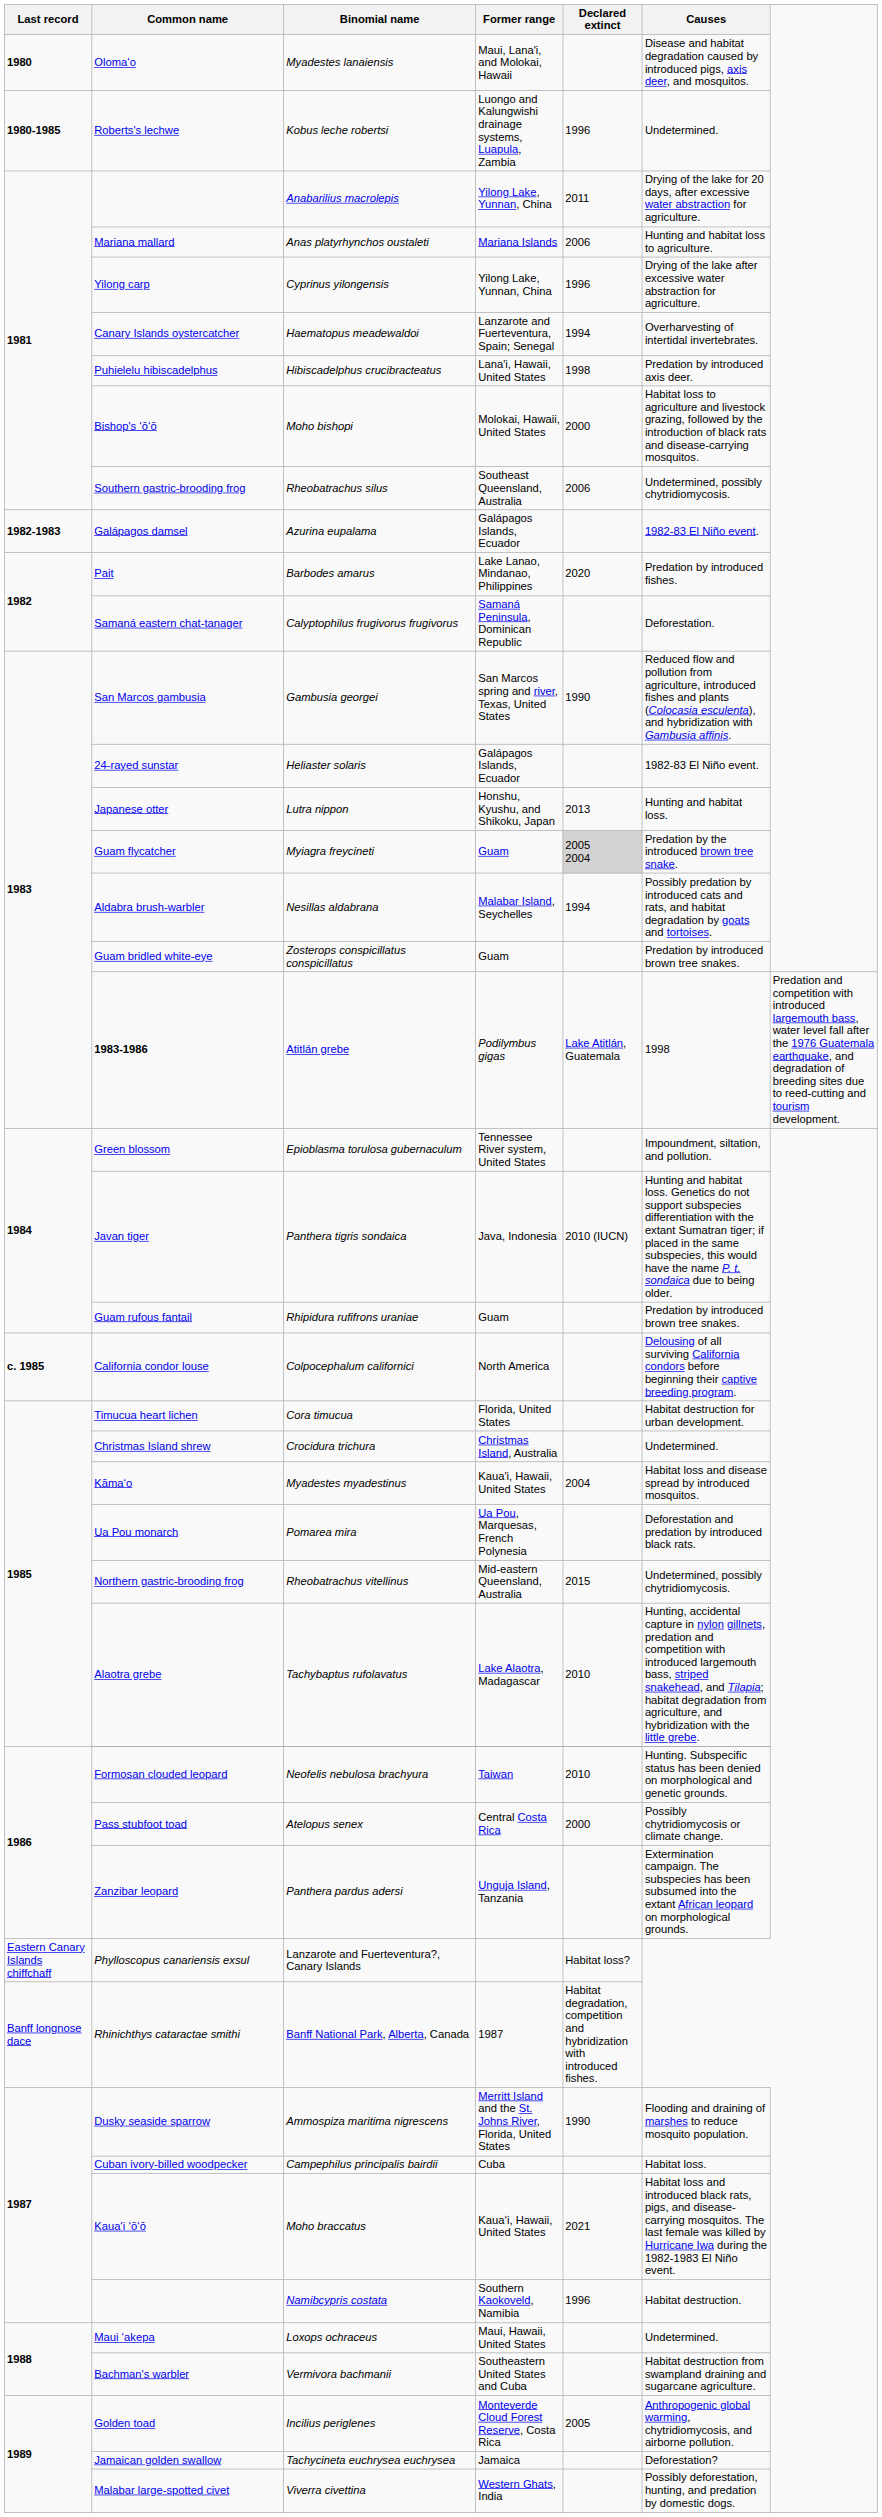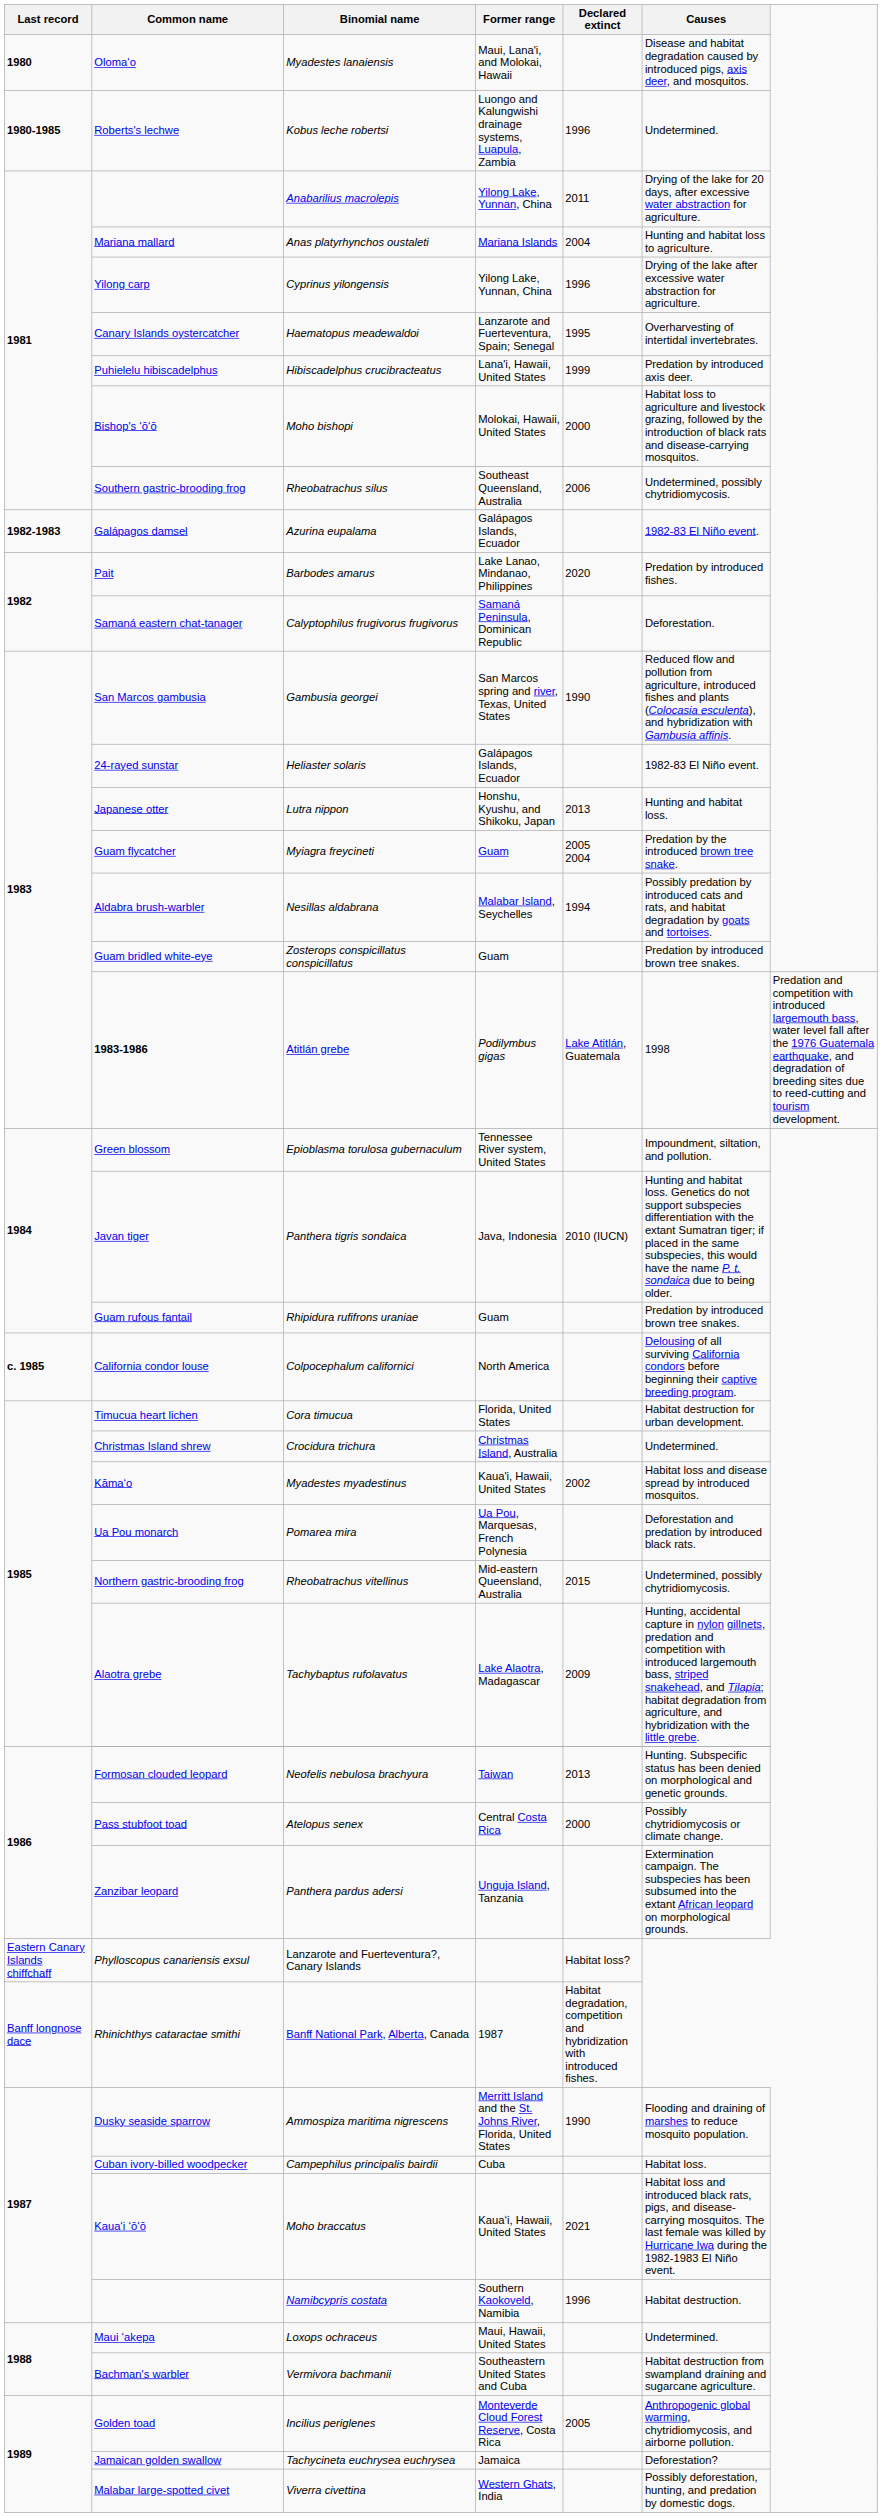(578, 241) 2006 -> (578, 241) 2004
(578, 334) 1994 -> (578, 334) 1995
(578, 370) 1998 -> (578, 370) 1999
(578, 851) lightgrey background -> (578, 851) no background
(578, 1483) 2004 -> (578, 1483) 2002
(578, 1675) 2010 -> (578, 1675) 2009
(578, 1774) 2010 -> (578, 1774) 2013
